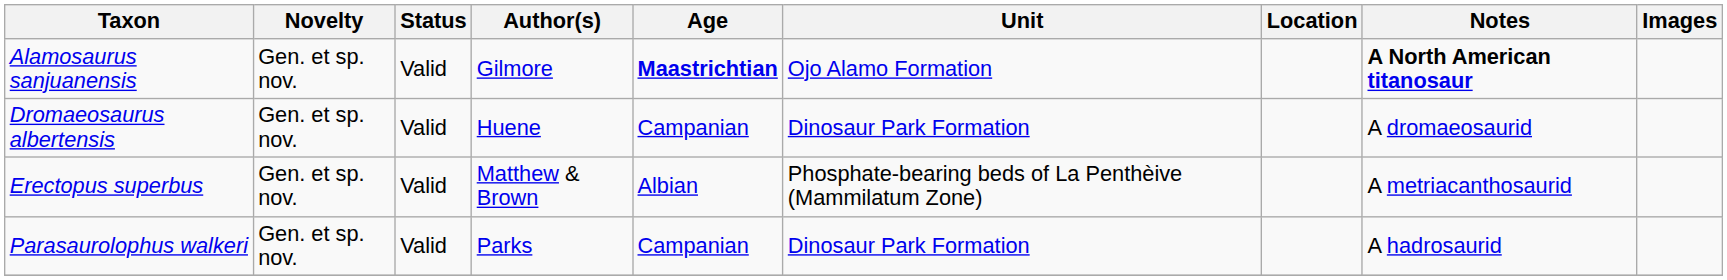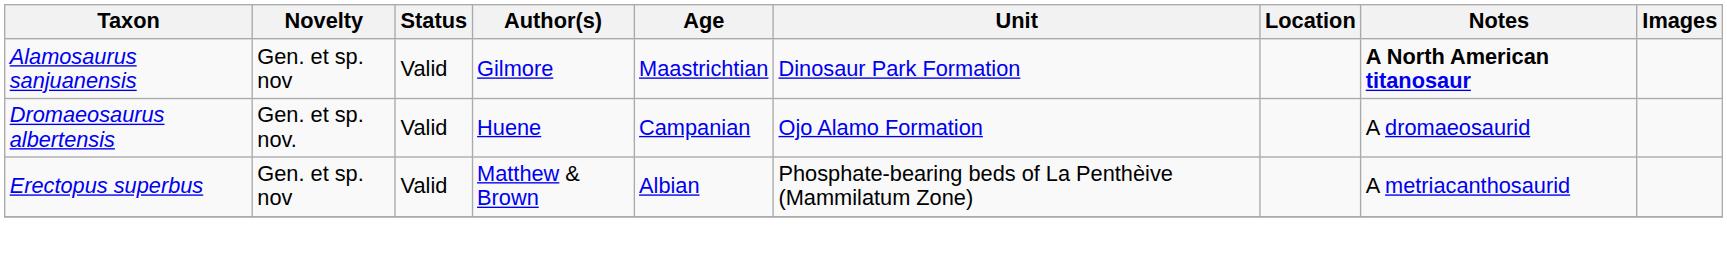(311, 68) Gen. et sp. nov. -> (311, 68) Gen. et sp. nov
(708, 68) bold -> (704, 68) normal
(890, 68) Ojo Alamo Formation -> (899, 68) Dinosaur Park Formation
(909, 127) Dinosaur Park Formation -> (881, 127) Ojo Alamo Formation
(311, 186) Gen. et sp. nov. -> (311, 186) Gen. et sp. nov
- row: (129, 245)
